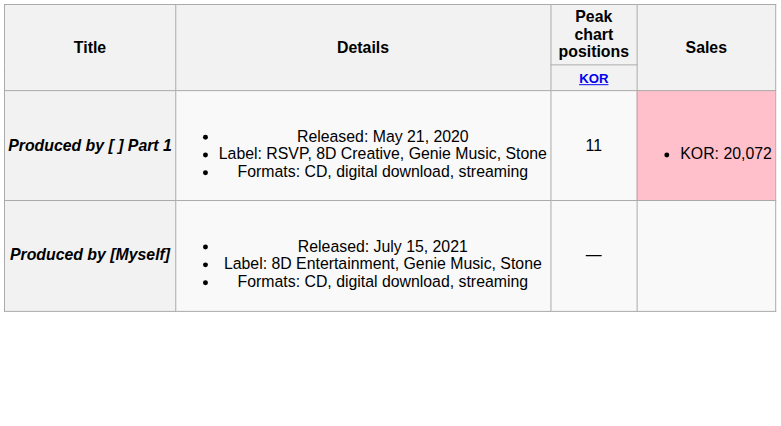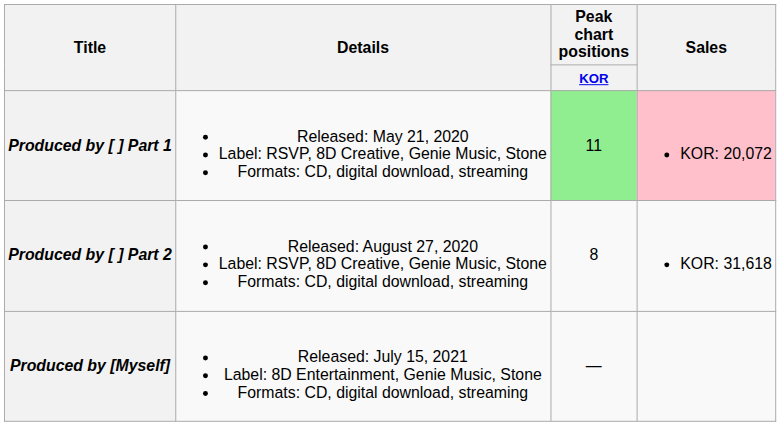(594, 145) no background -> (594, 145) lightgreen background
+ row: (90, 255)
